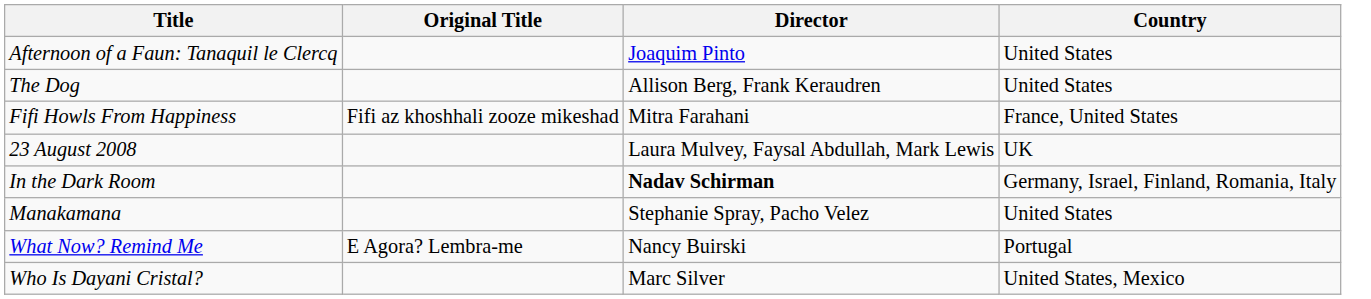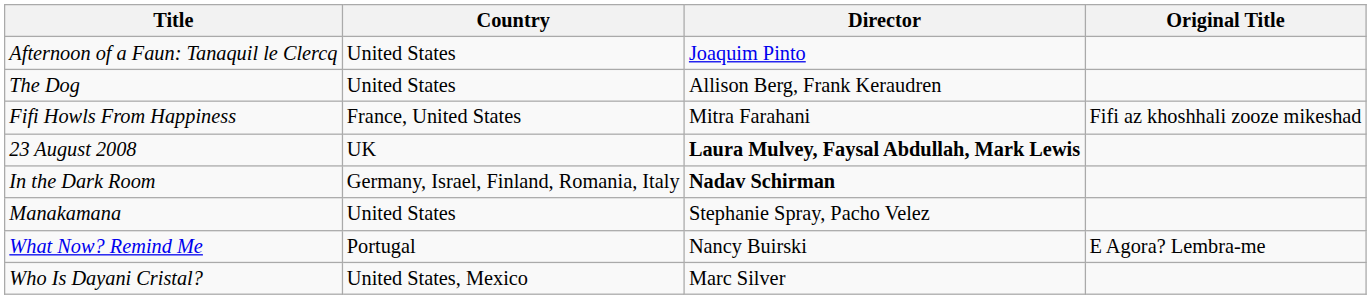columns swapped: (483, 20) <-> (1170, 20)
(811, 149) normal -> (885, 149) bold
